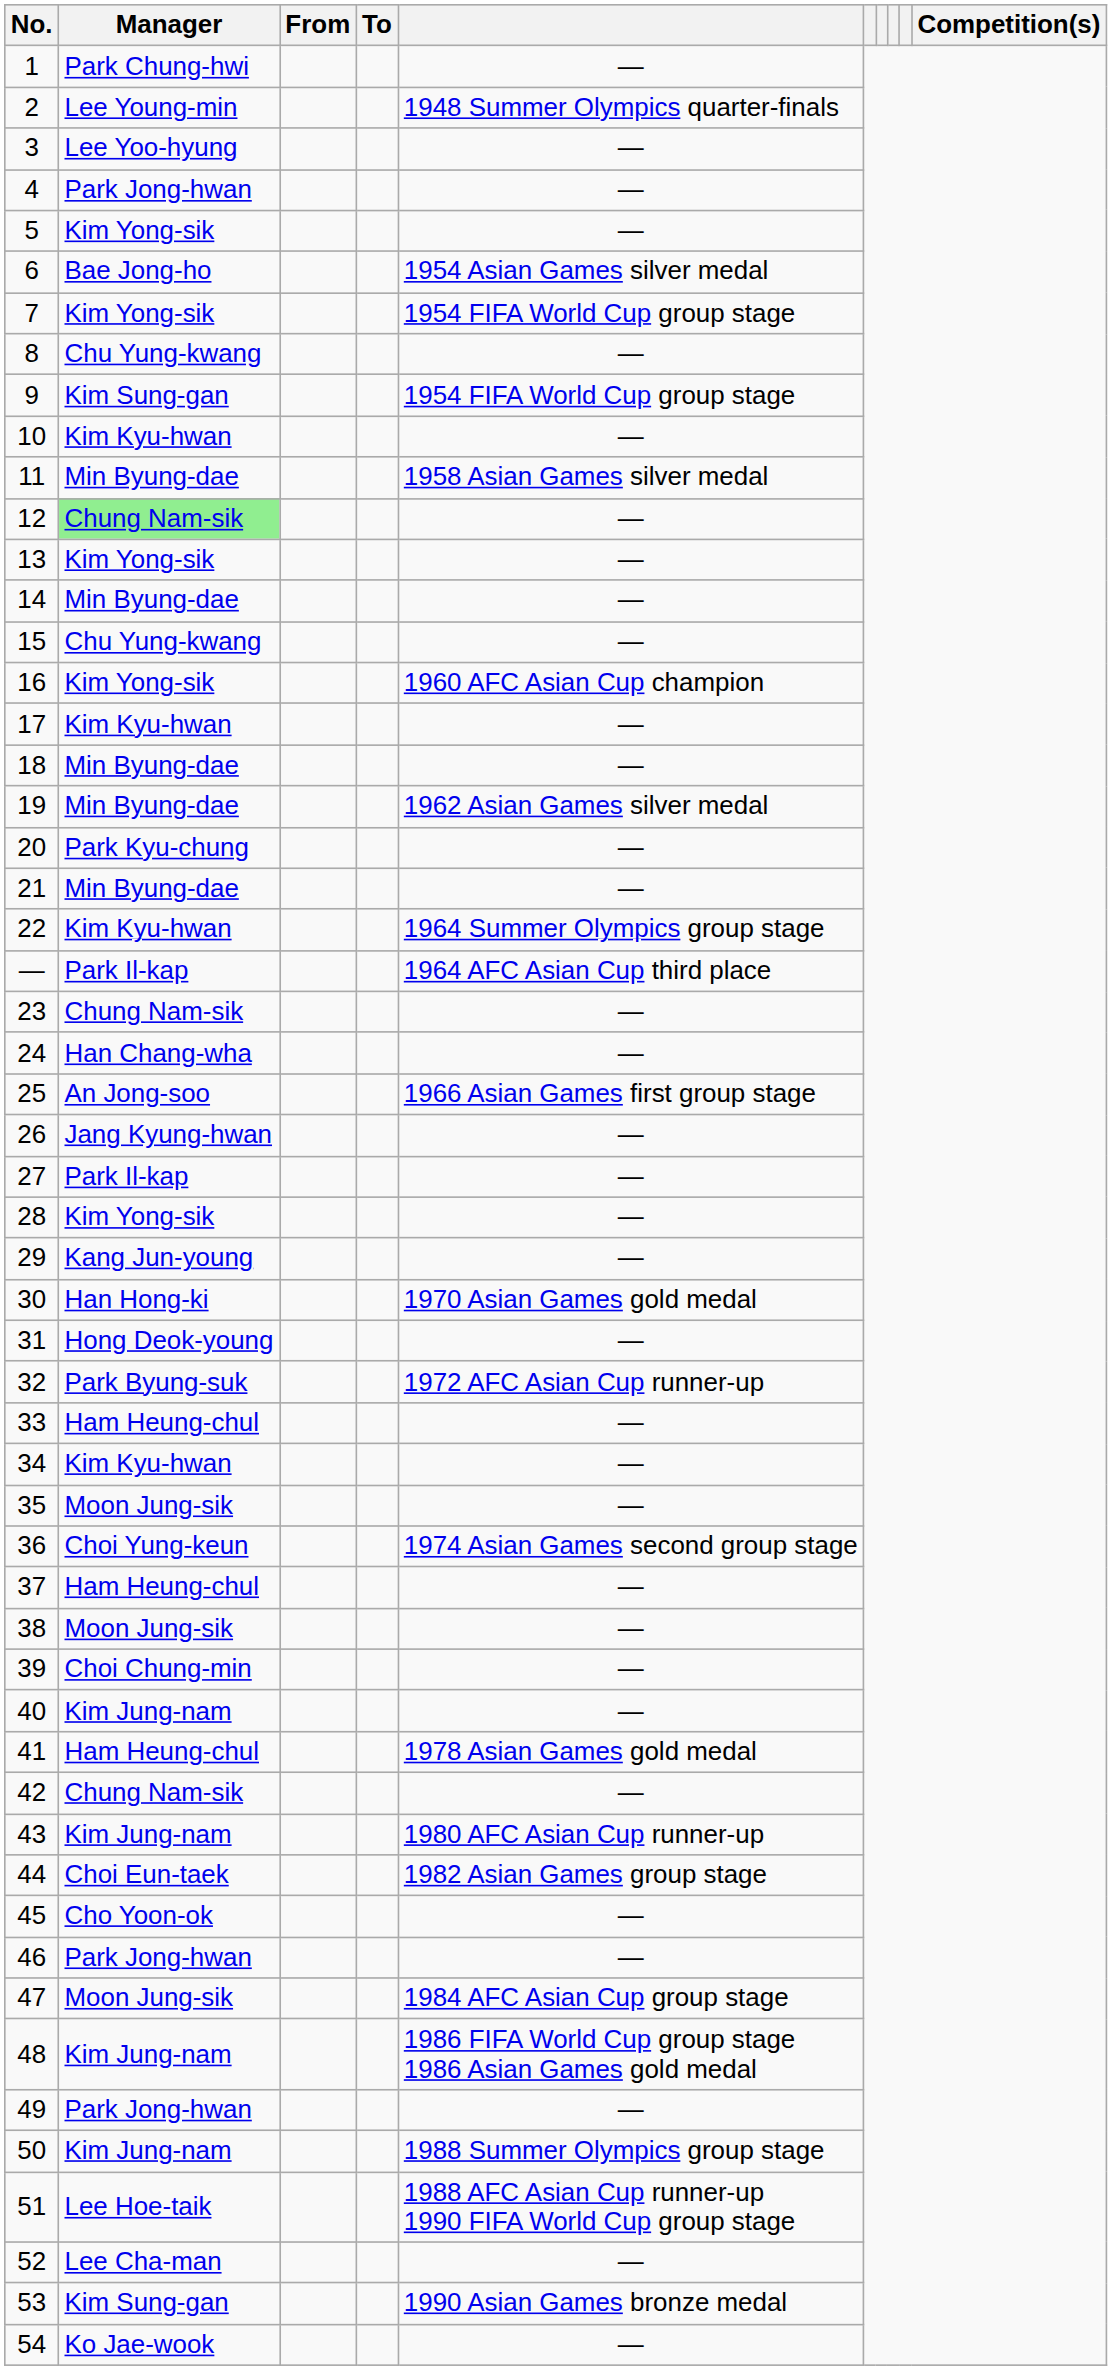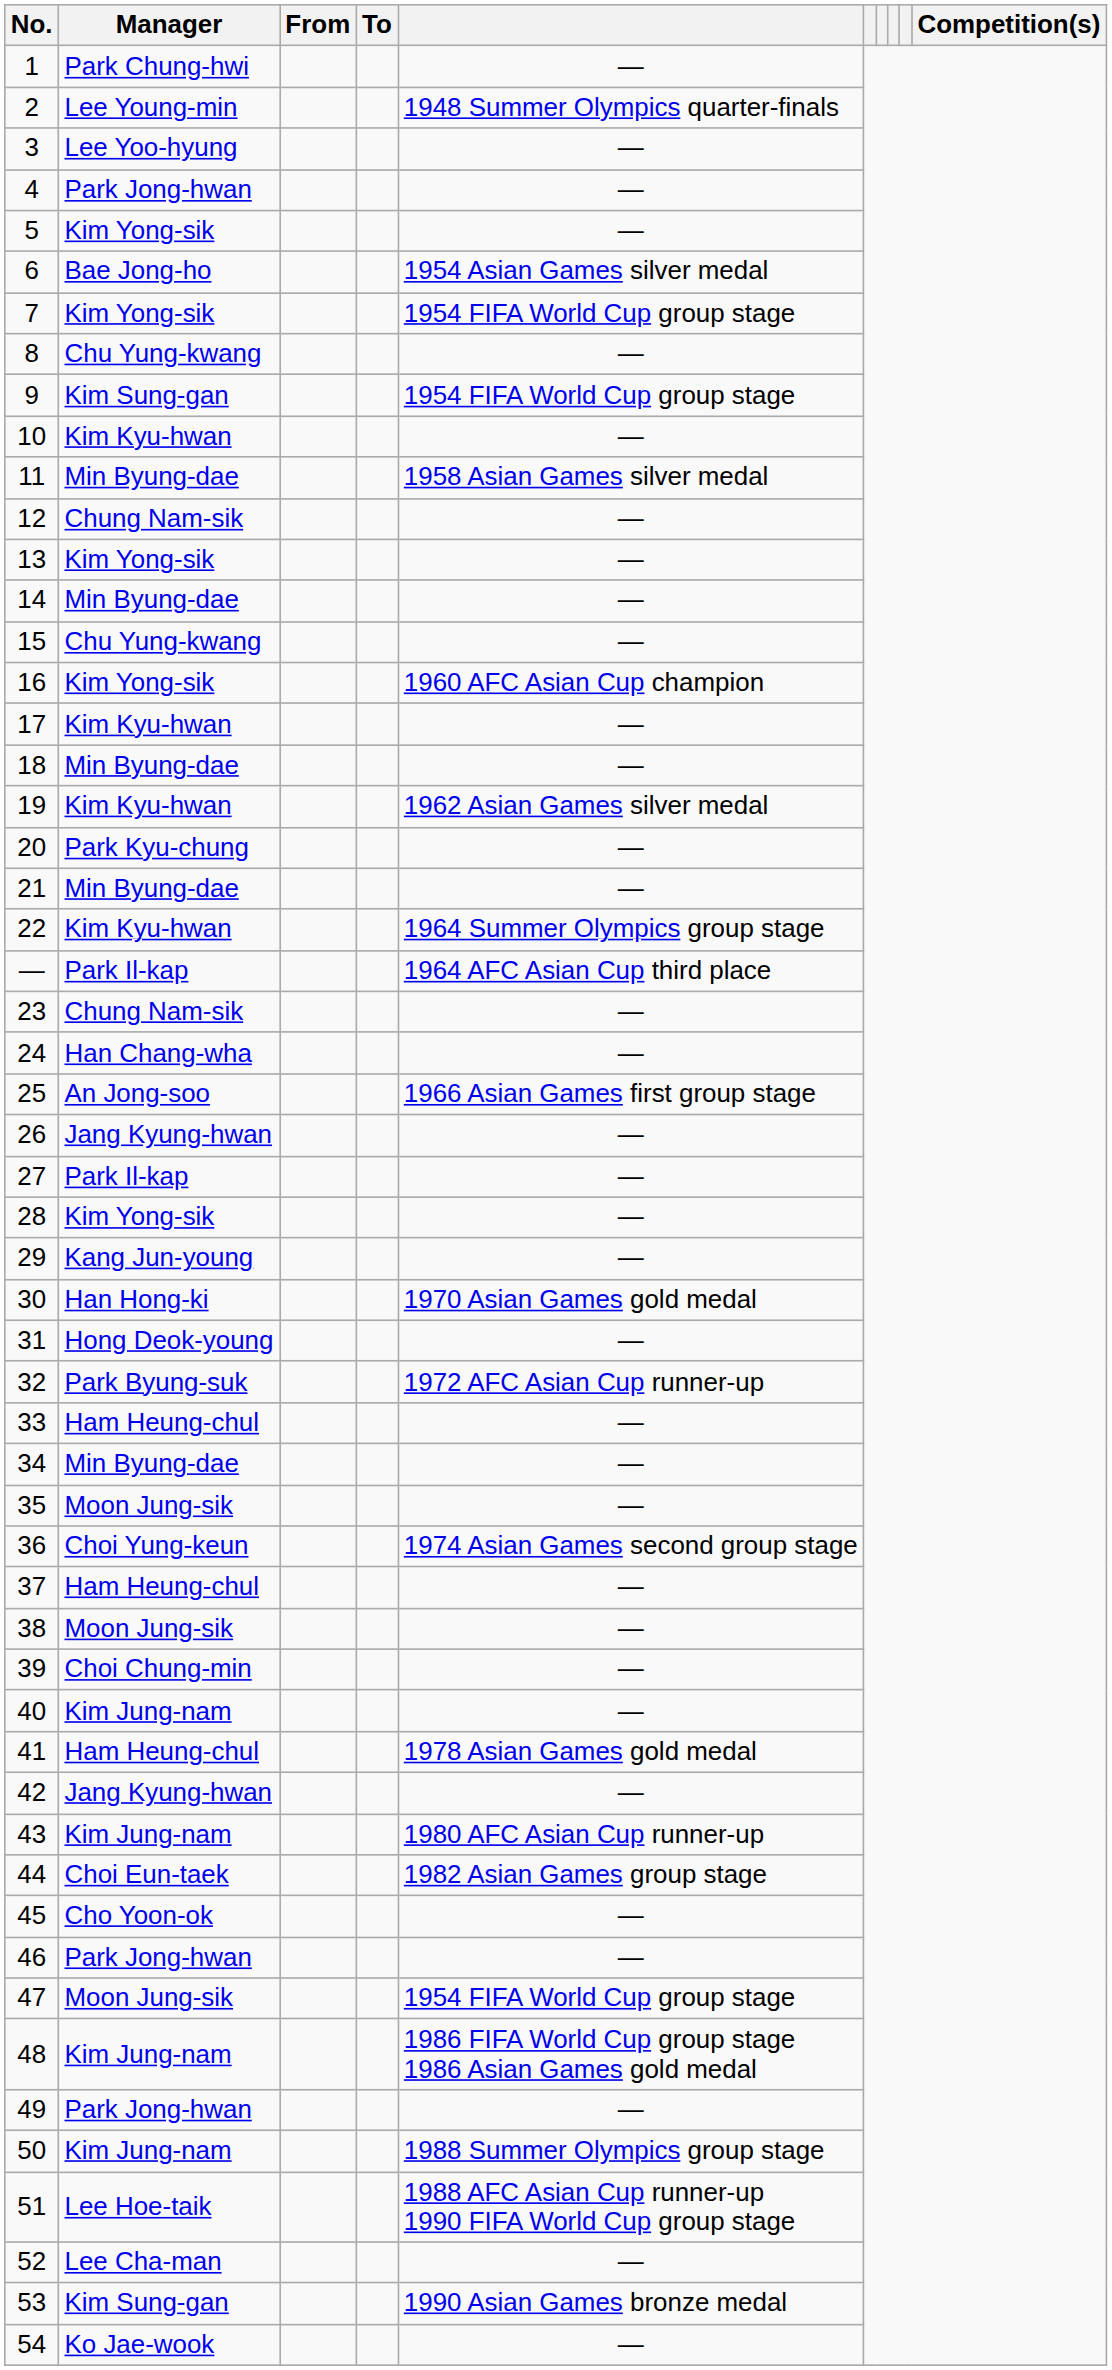(154, 518) lightgreen background -> (154, 518) no background
(152, 806) Min Byung-dae -> (148, 806) Kim Kyu-hwan
(148, 1463) Kim Kyu-hwan -> (152, 1463) Min Byung-dae
(154, 1792) Chung Nam-sik -> (168, 1792) Jang Kyung-hwan
(596, 1998) 1984 AFC Asian Cup group stage -> (600, 1998) 1954 FIFA World Cup group stage
